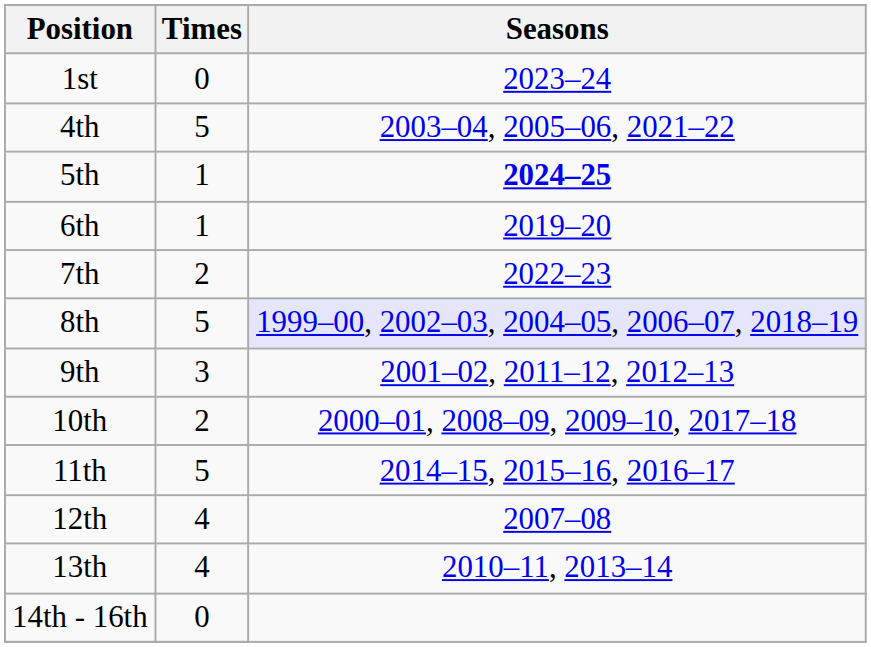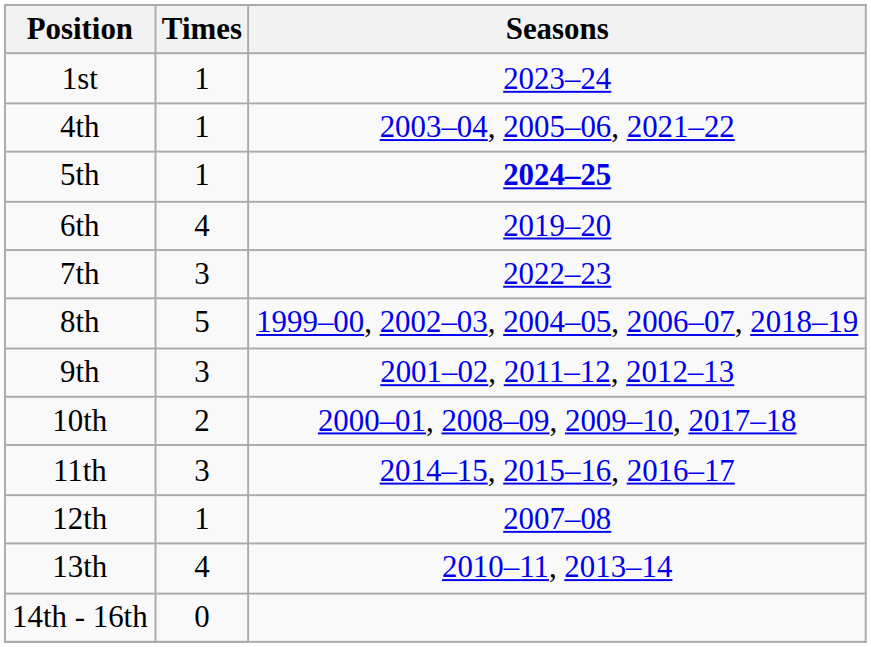(202, 77) 0 -> (202, 77) 1
(202, 126) 5 -> (202, 126) 1
(202, 224) 1 -> (202, 224) 4
(202, 273) 2 -> (202, 273) 3
(557, 322) lavender background -> (557, 322) no background
(202, 469) 5 -> (202, 469) 3
(202, 518) 4 -> (202, 518) 1
